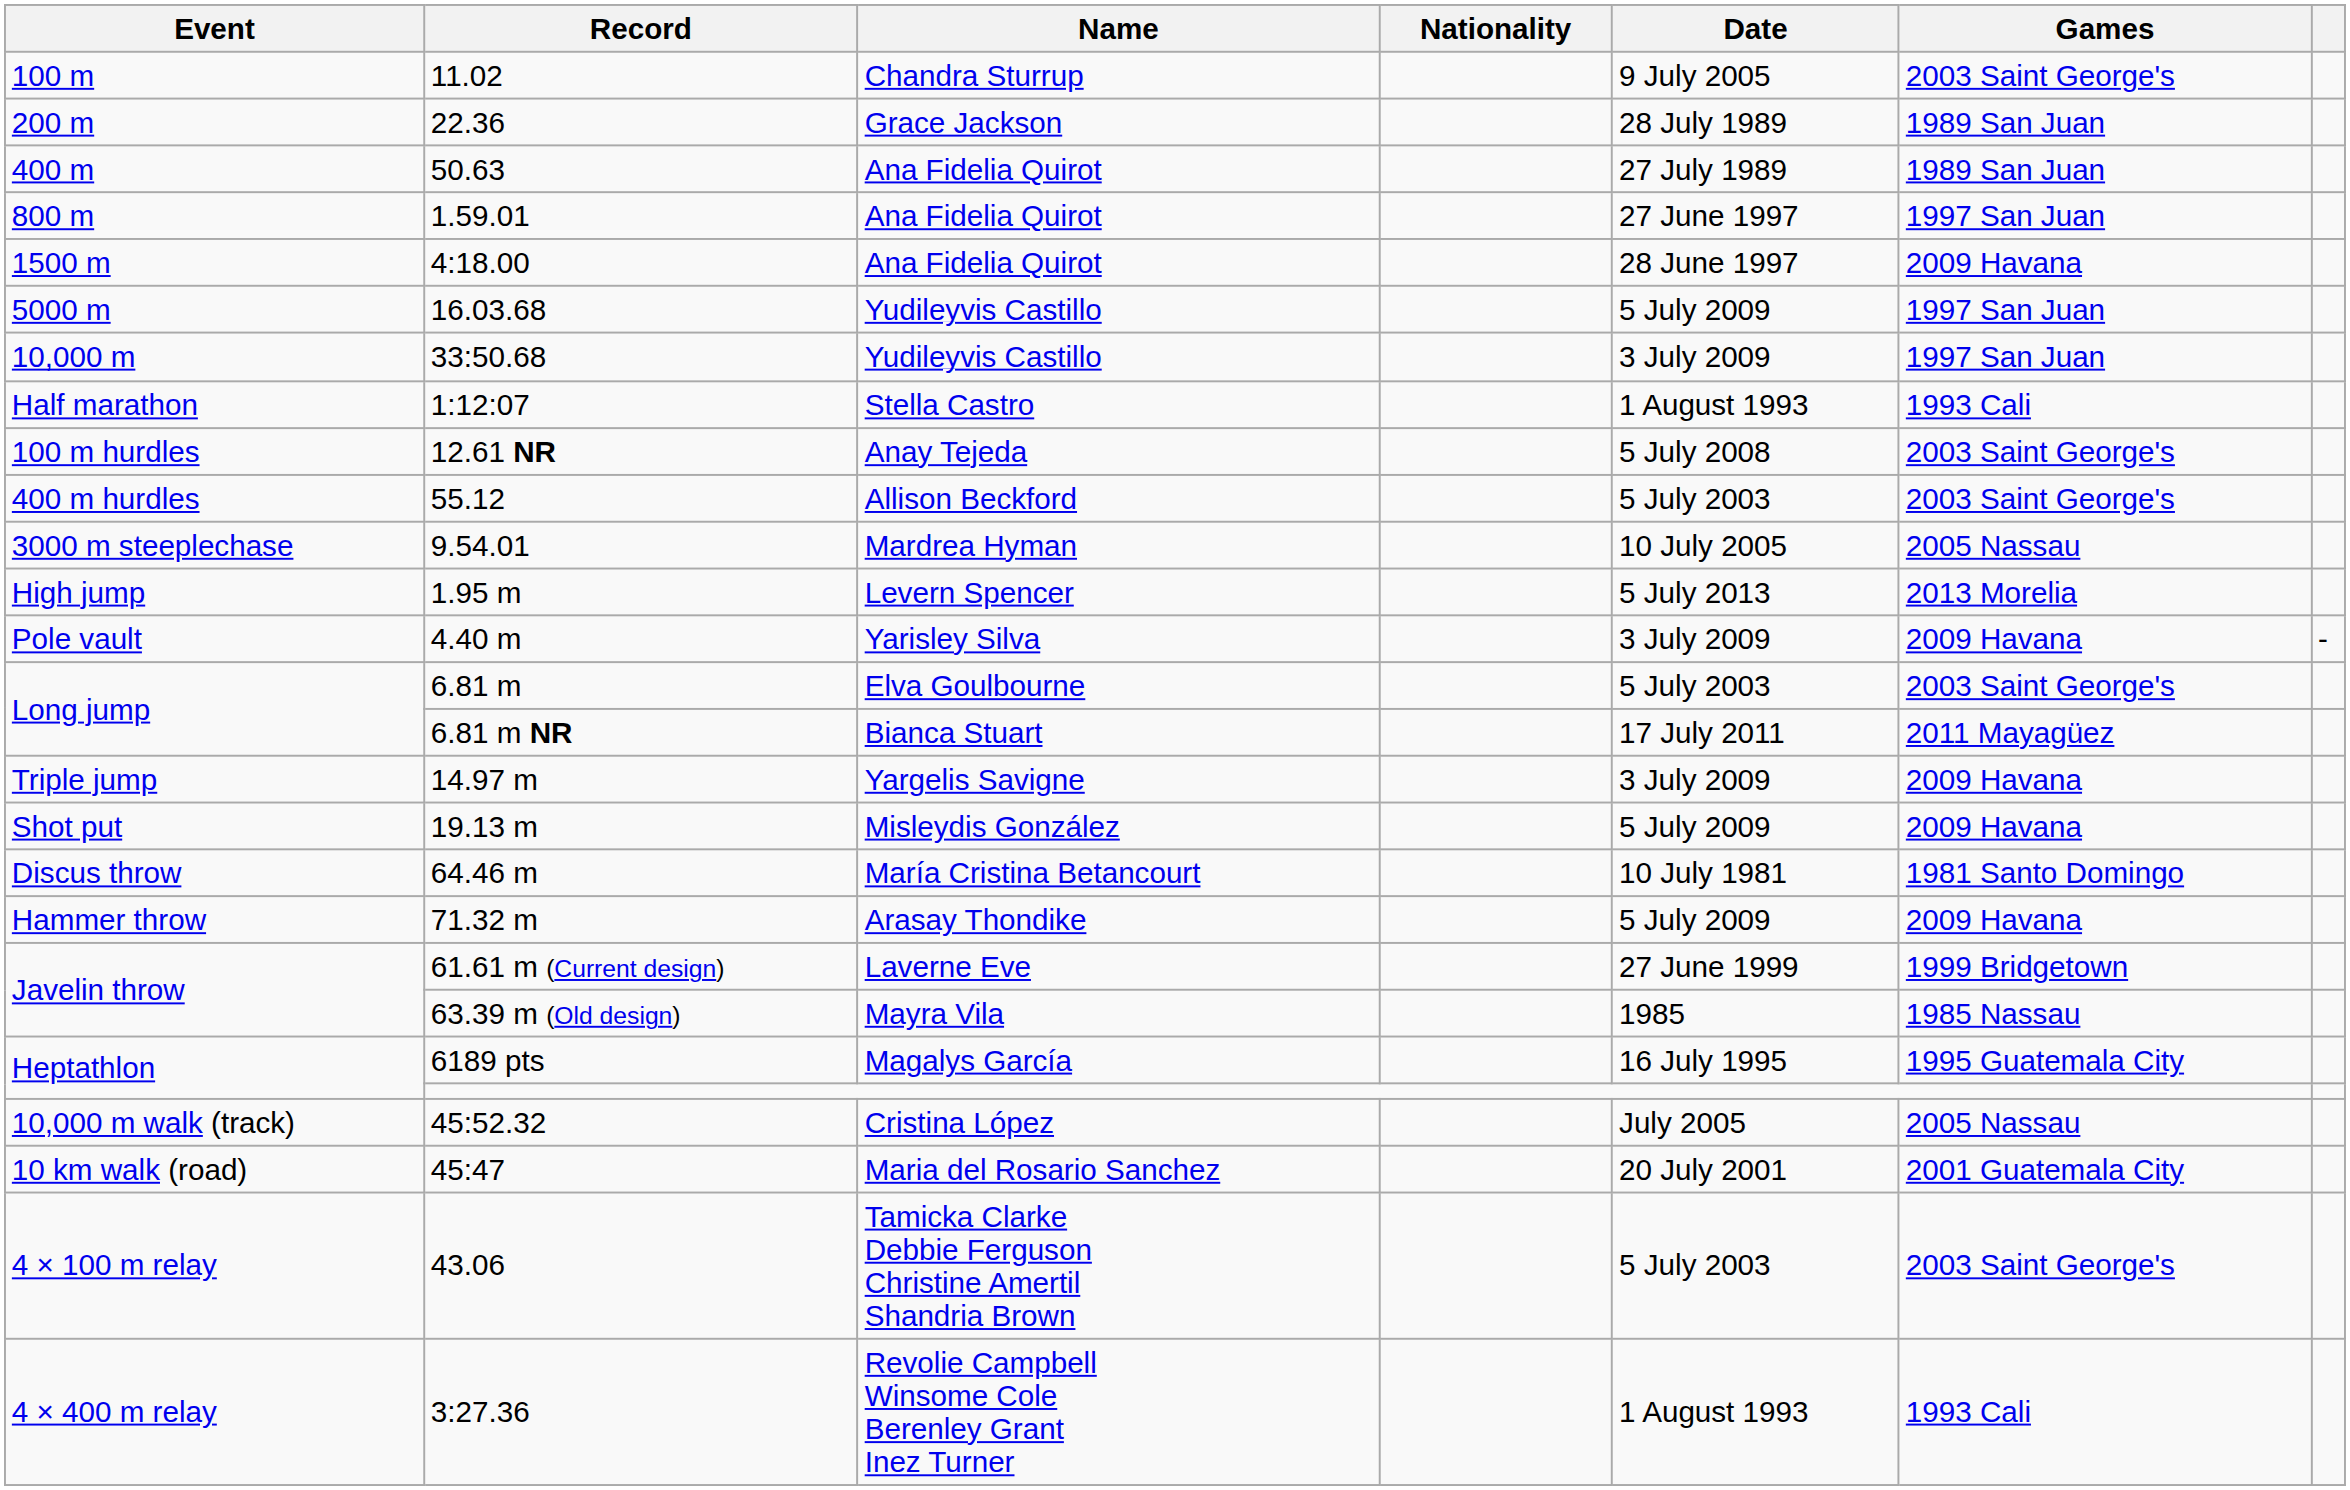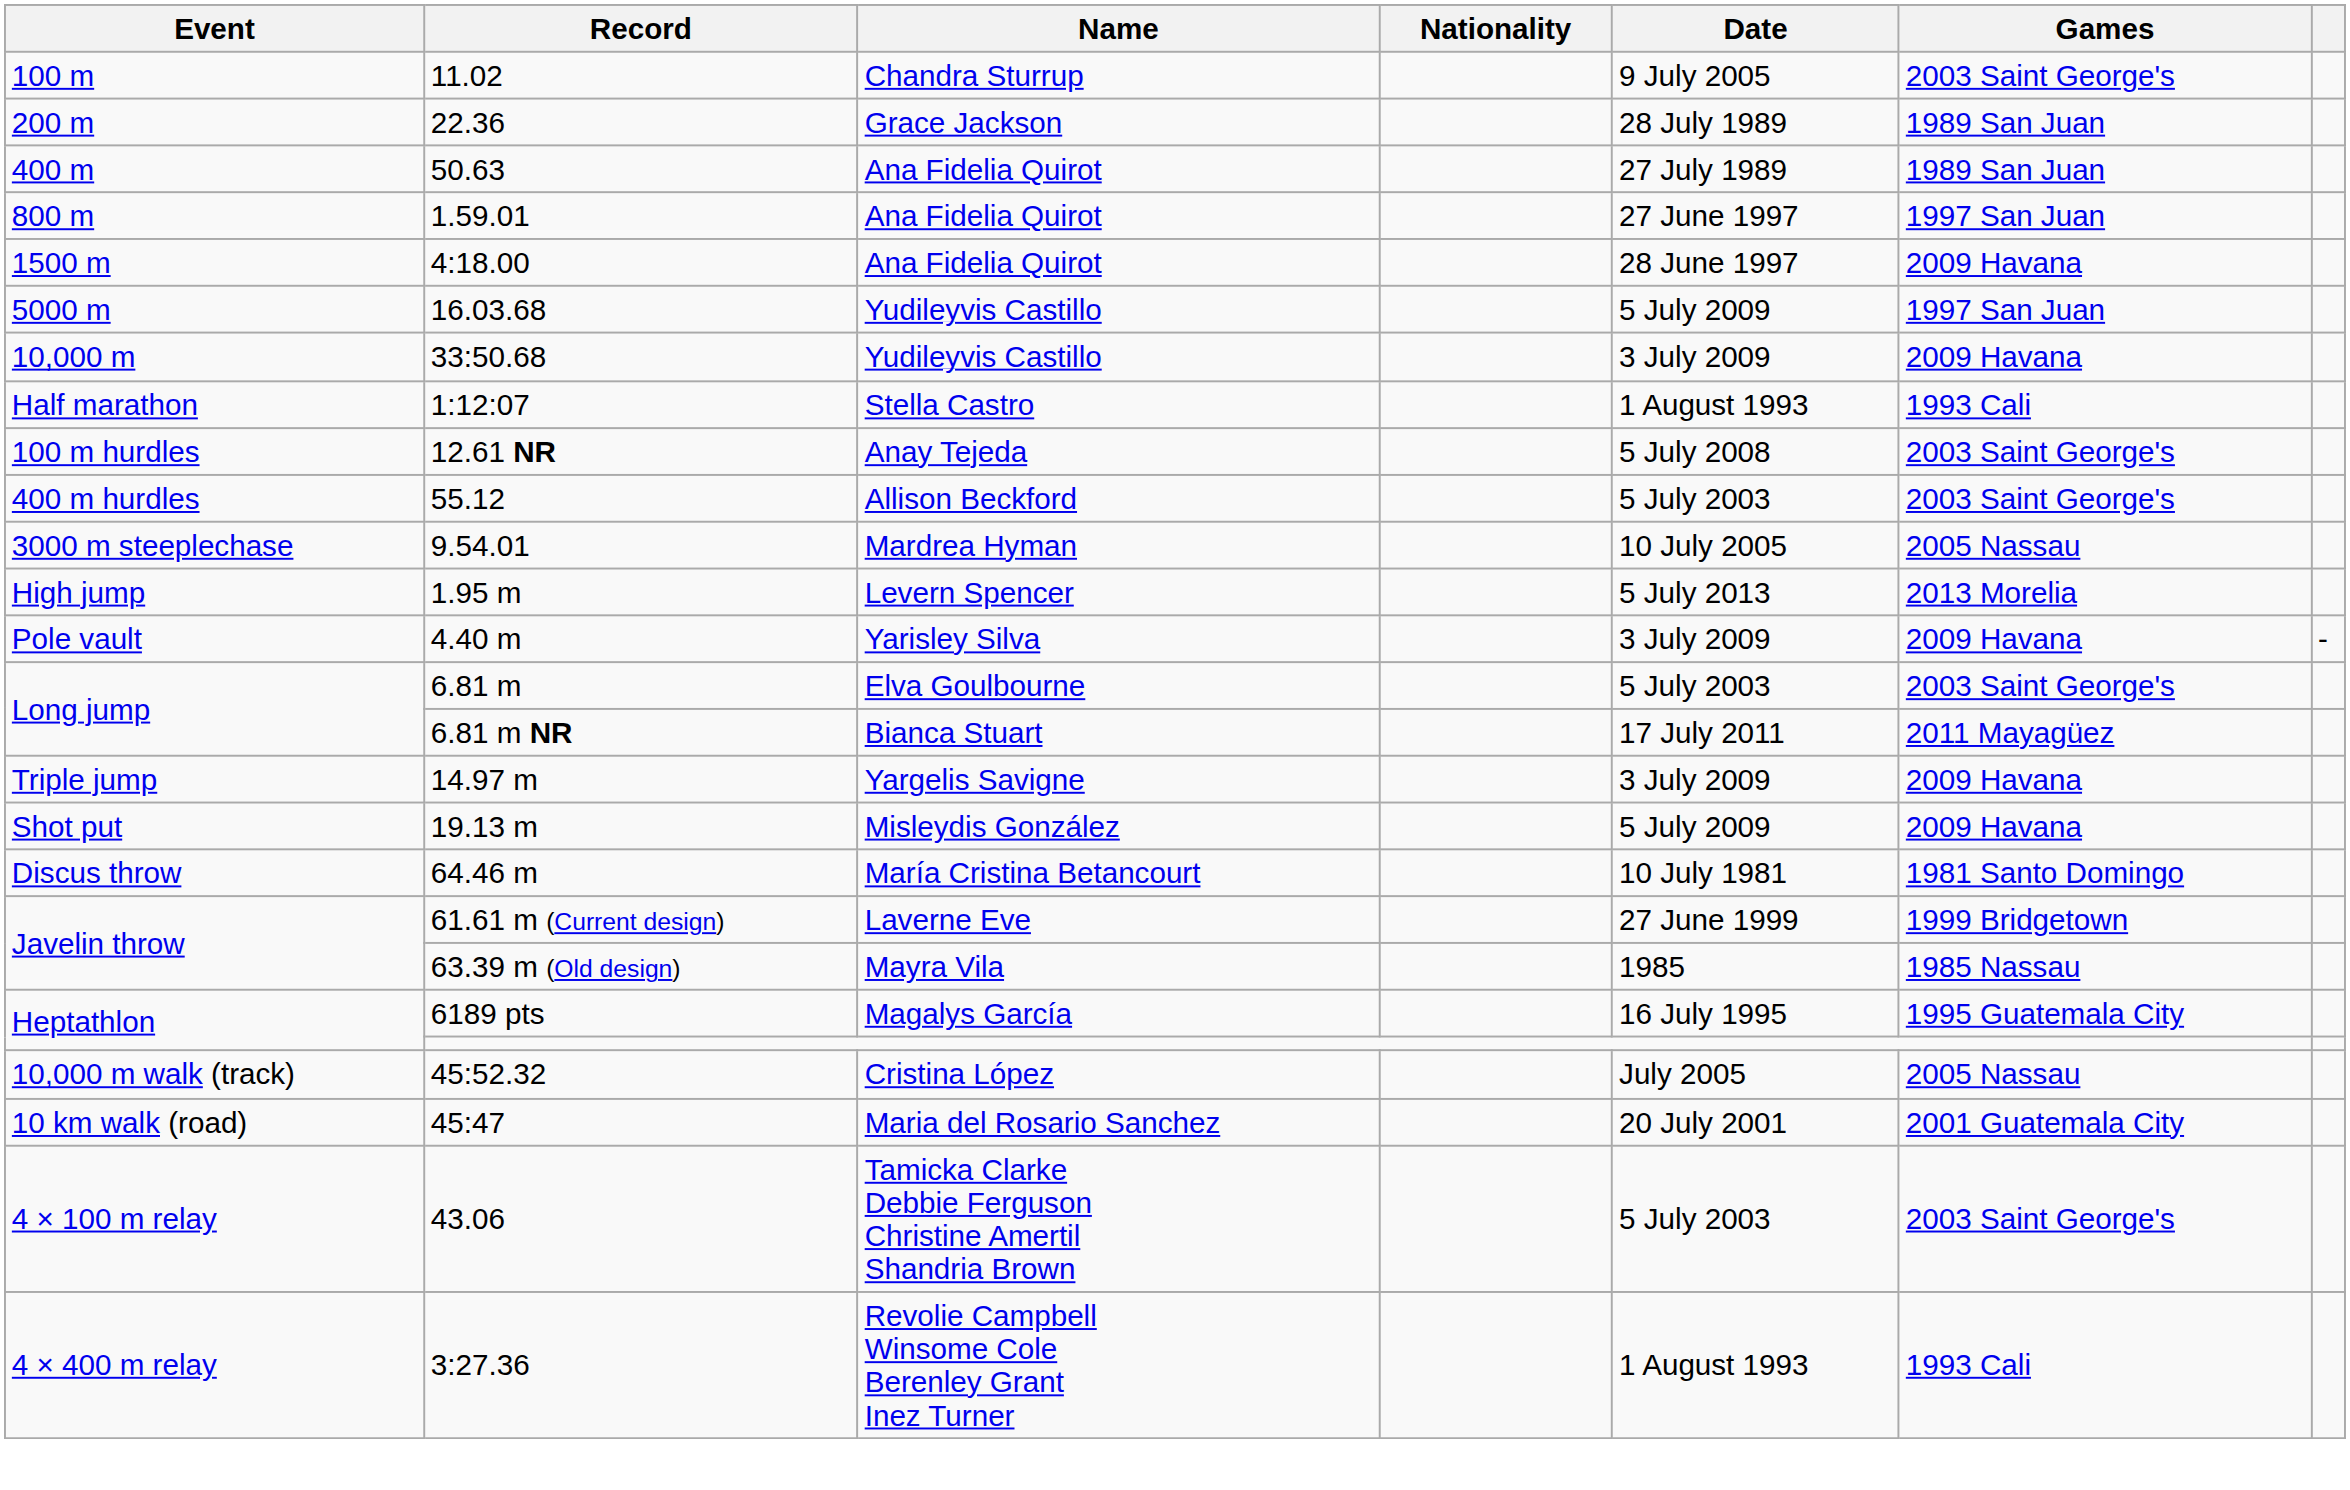(2005, 357) 1997 San Juan -> (1994, 357) 2009 Havana
- row: (484, 920)
